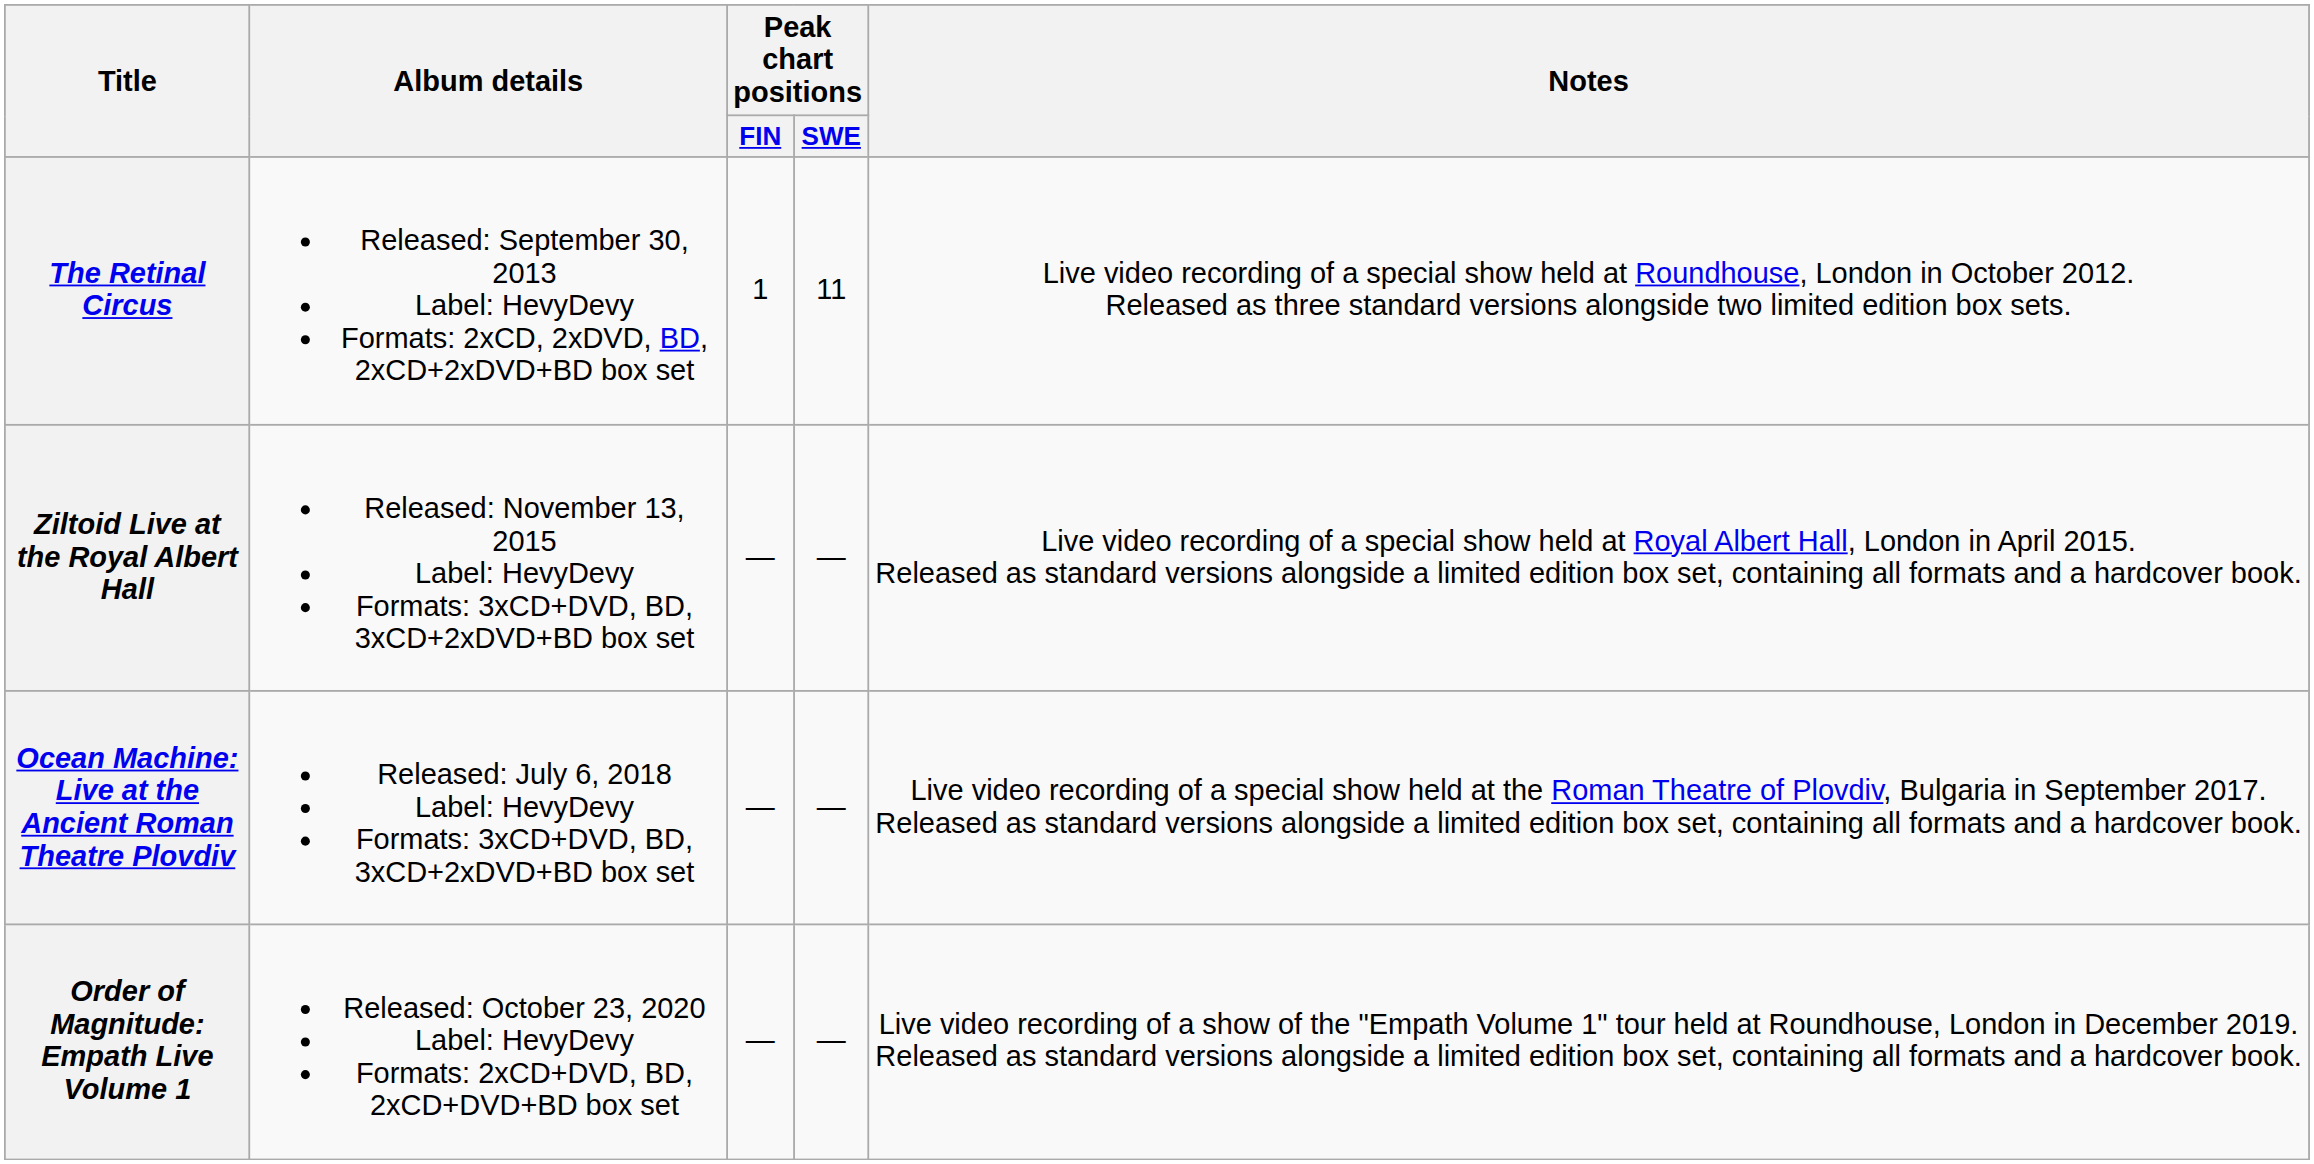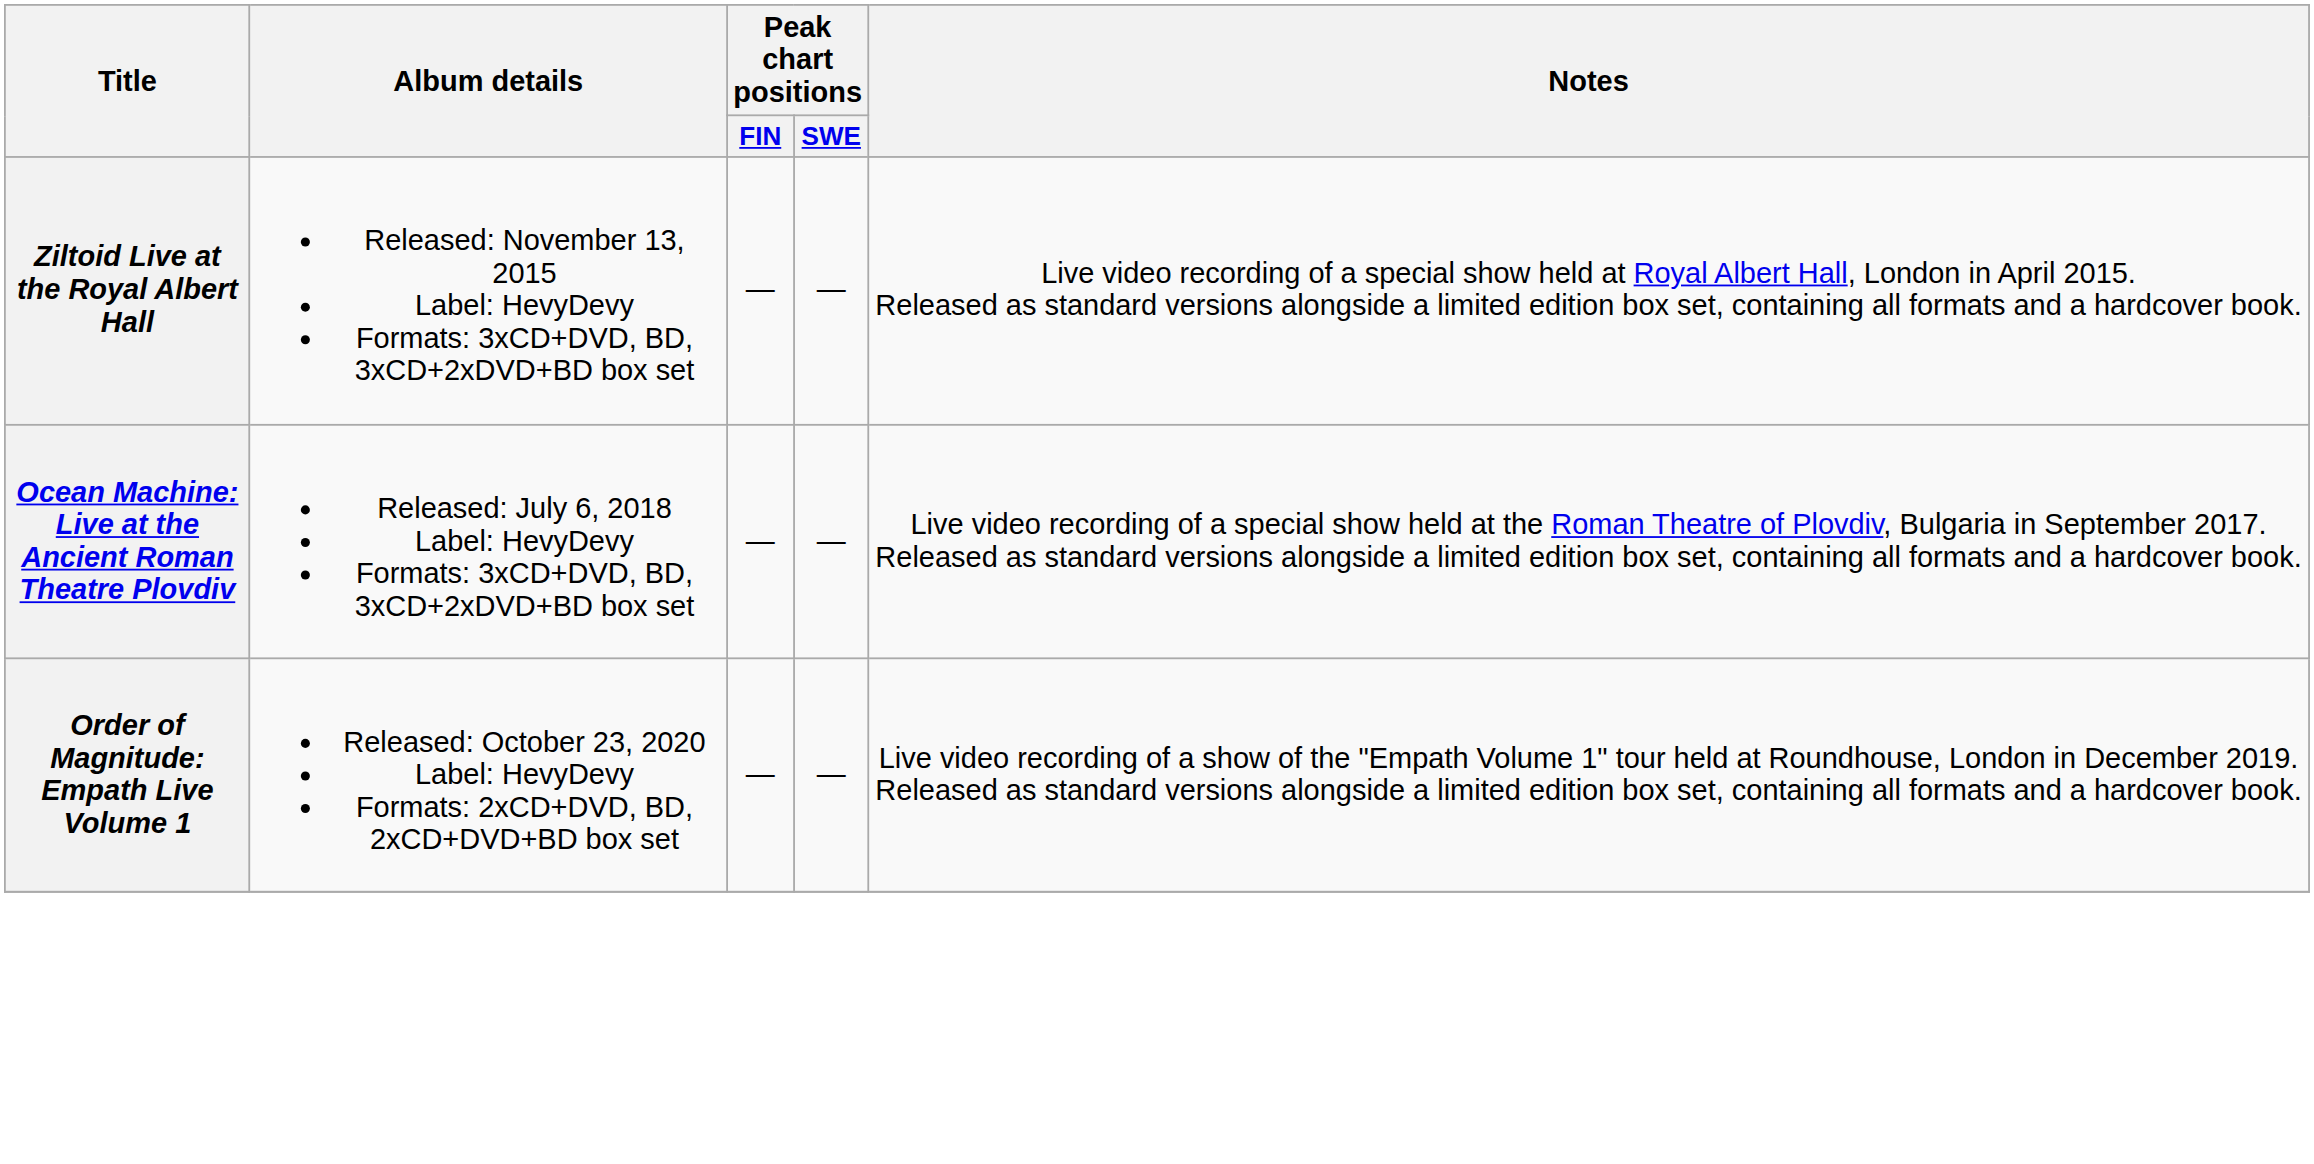- row: (127, 290)
